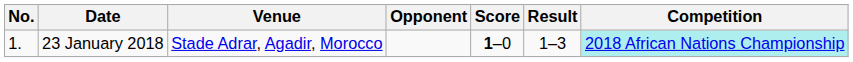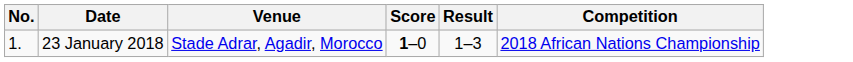- column: (429, 17)
(715, 43) paleturquoise background -> (630, 43) no background
